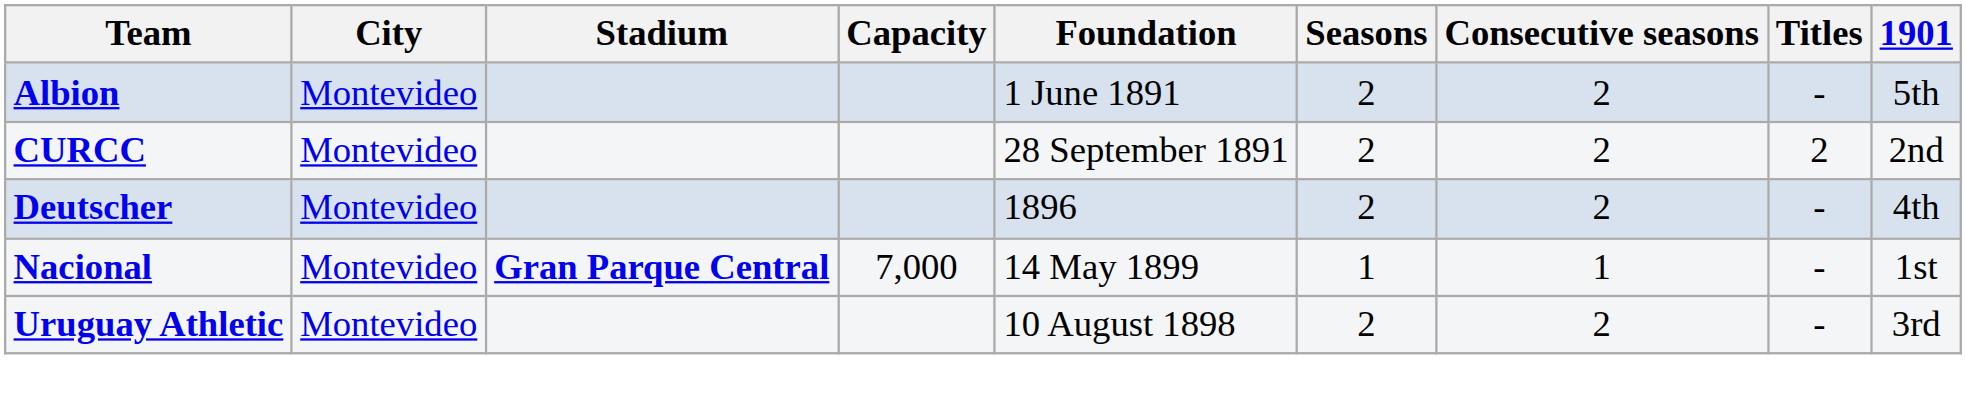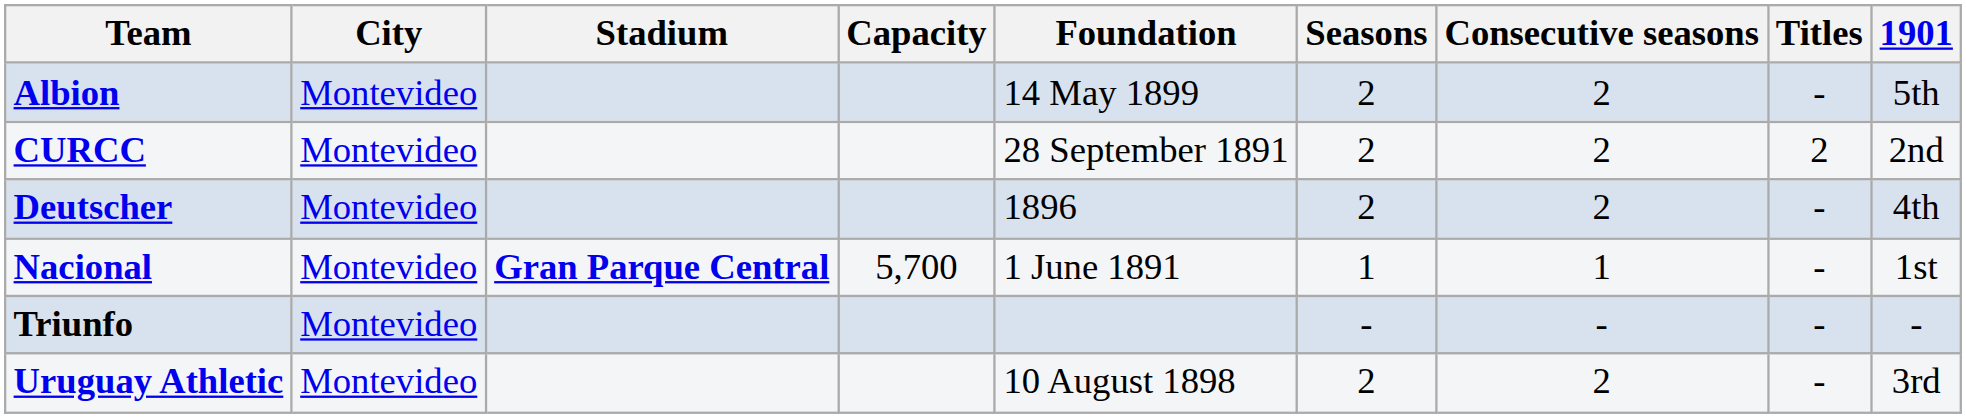(1092, 91) 1 June 1891 -> (1101, 91) 14 May 1899
(916, 265) 7,000 -> (916, 265) 5,700
(1101, 265) 14 May 1899 -> (1092, 265) 1 June 1891
+ row: (73, 324)
